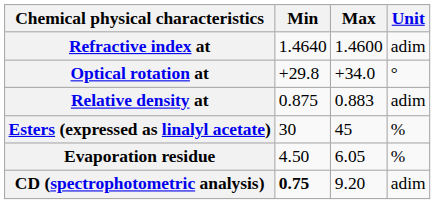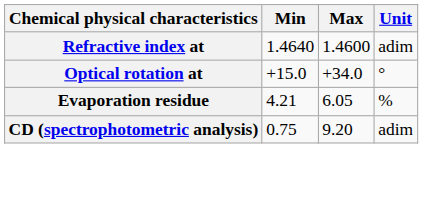(299, 73) +29.8 -> (286, 73) +15.0
- row: (140, 101)
- row: (140, 128)
(294, 156) 4.50 -> (281, 101) 4.21
(294, 184) bold -> (281, 128) normal
